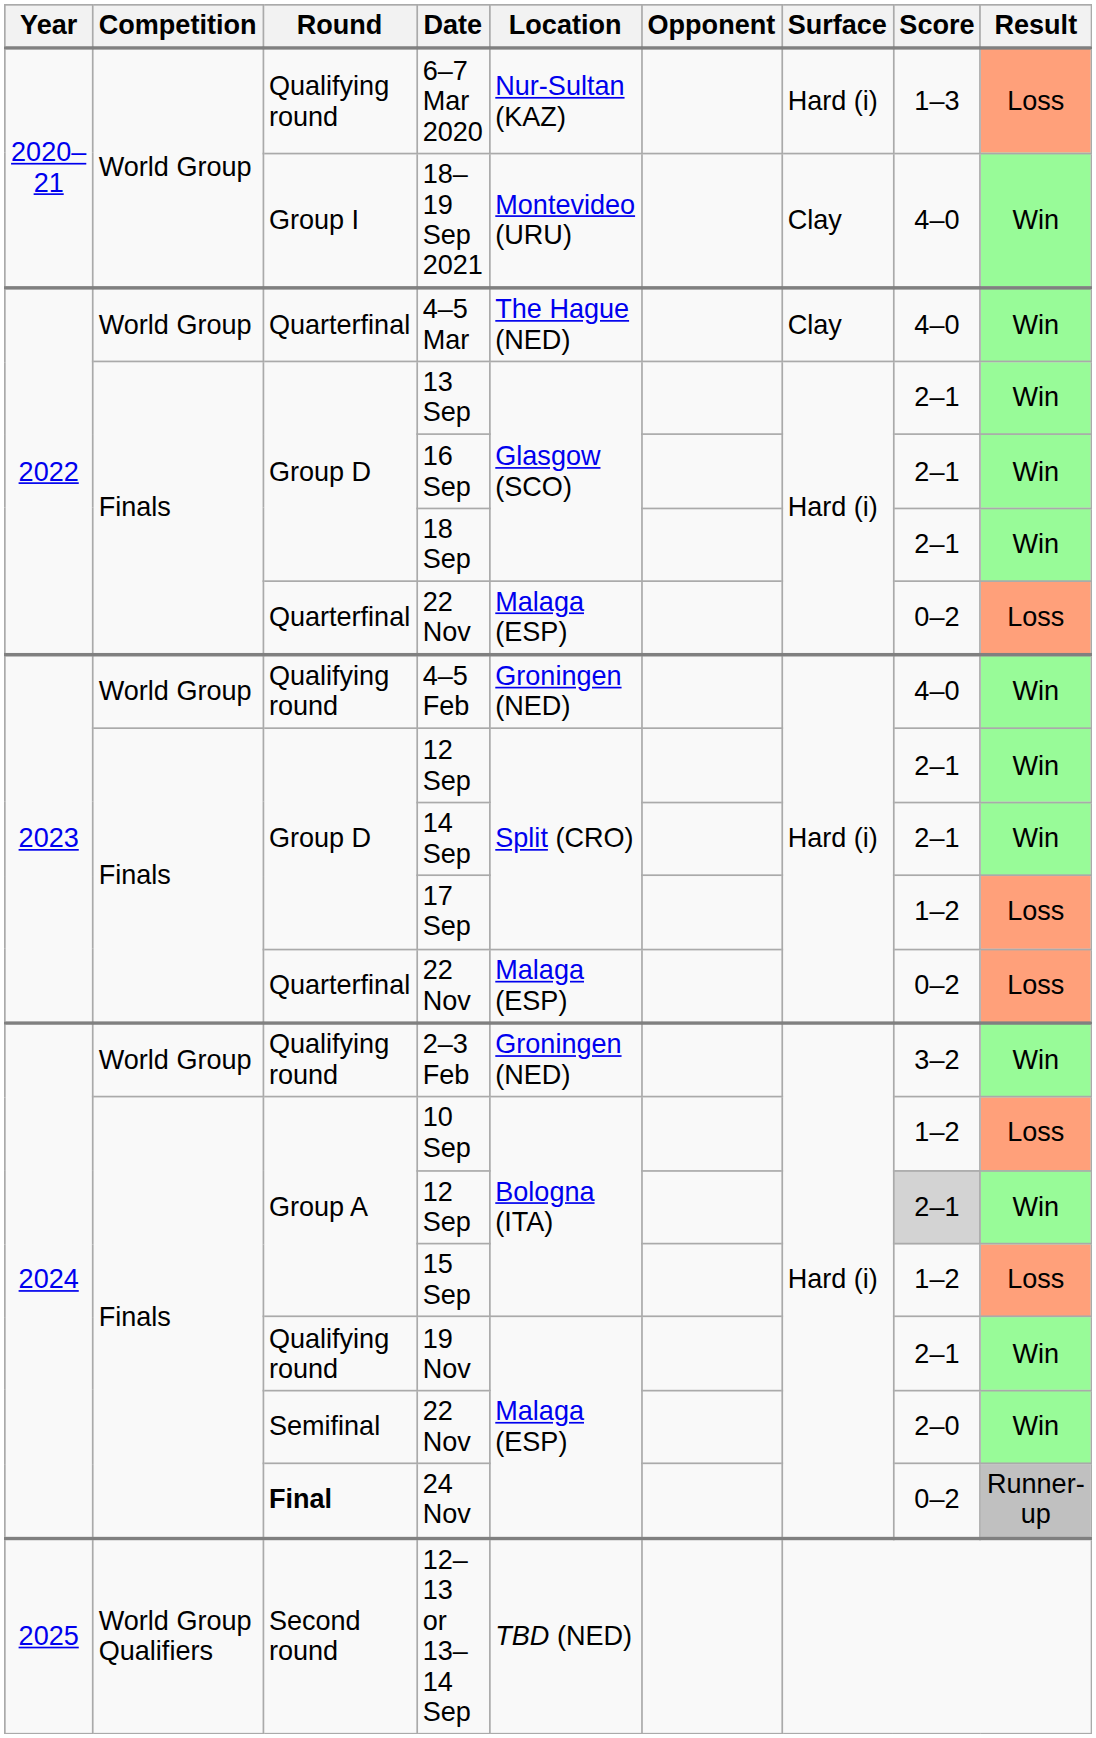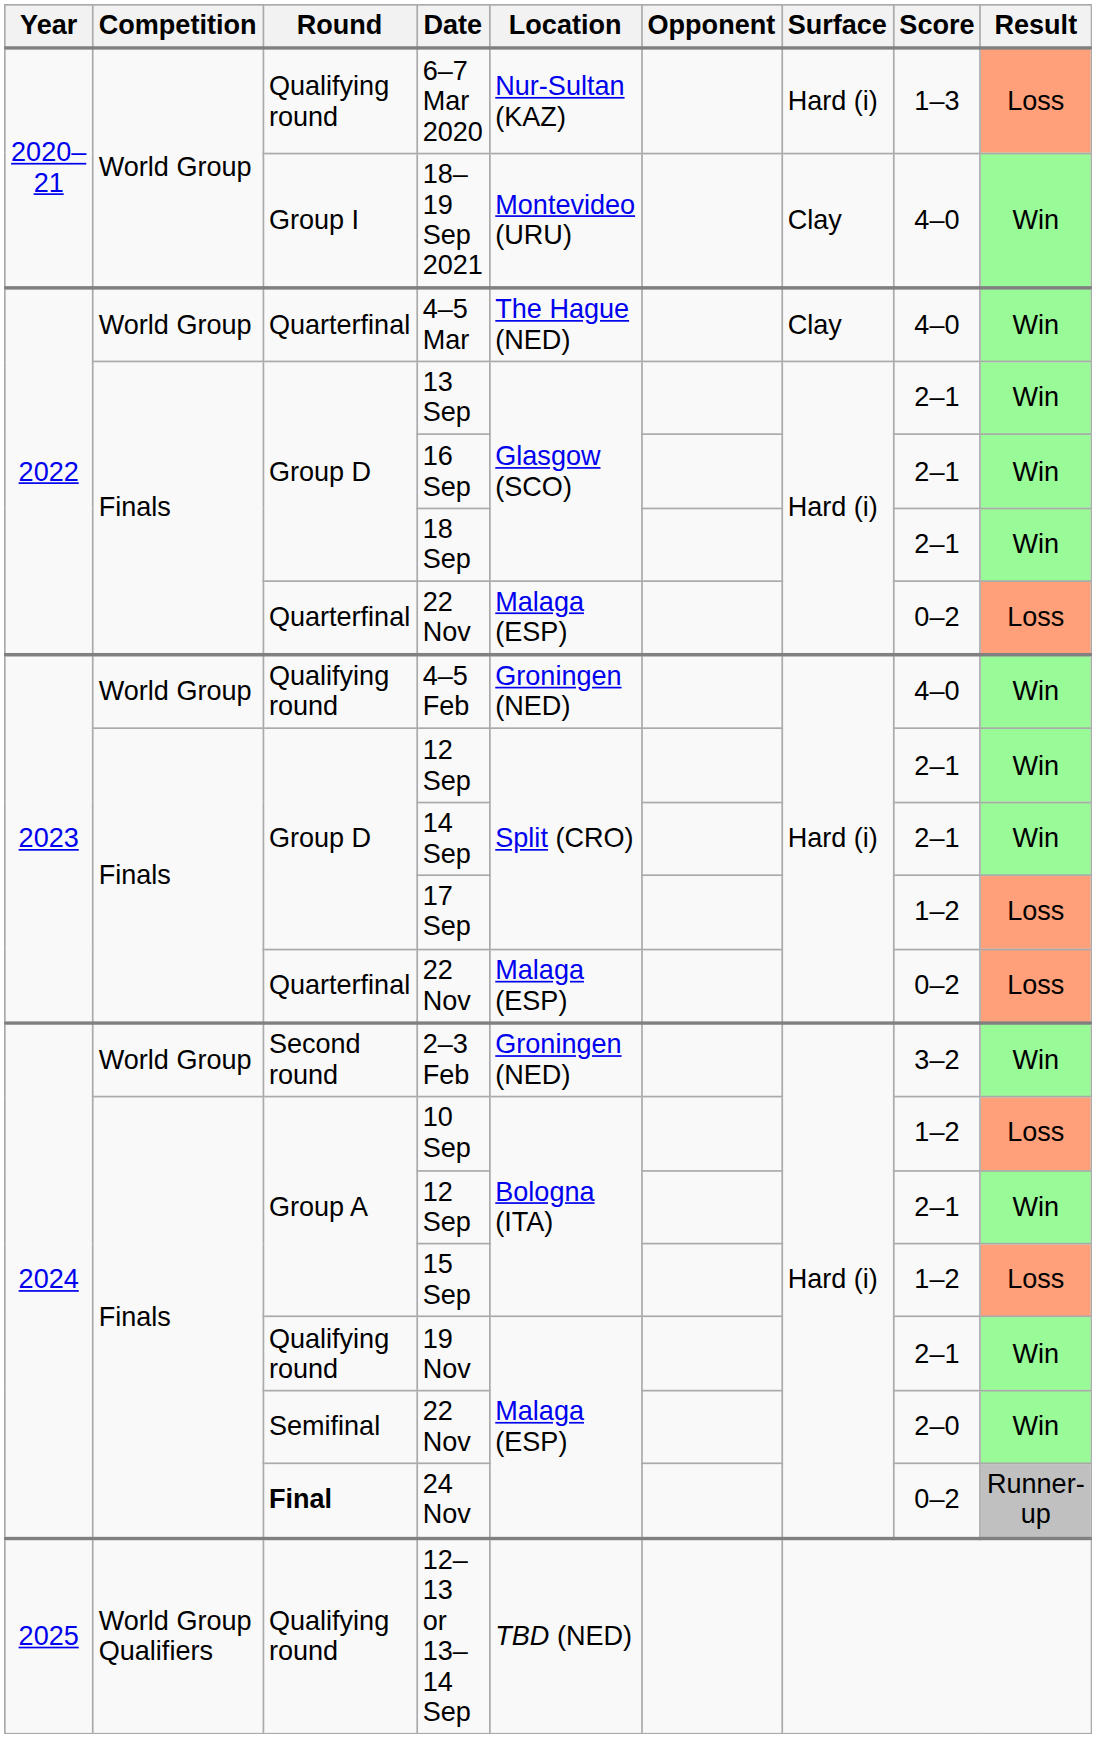(329, 1060) Qualifying round -> (315, 1060) Second round
(937, 1206) lightgrey background -> (937, 1206) no background
(315, 1635) Second round -> (329, 1635) Qualifying round
